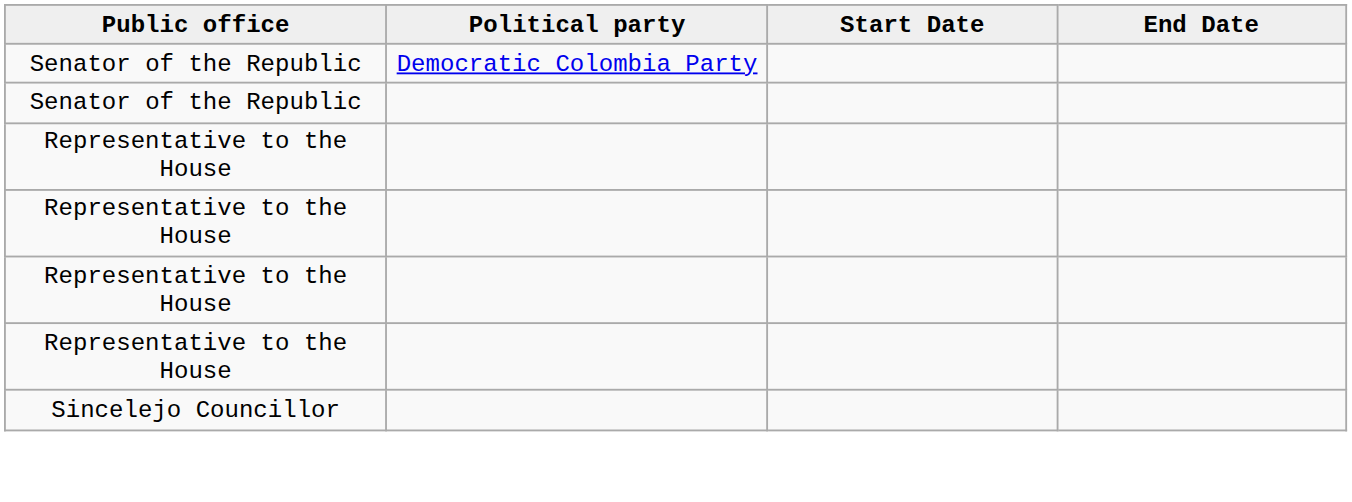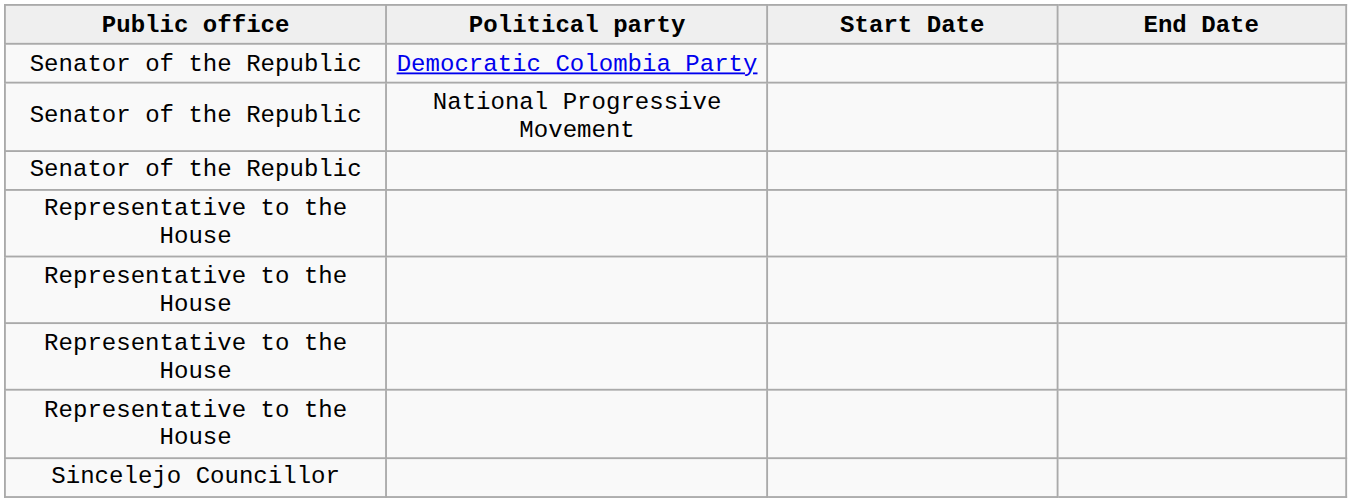+ row: (196, 117)
